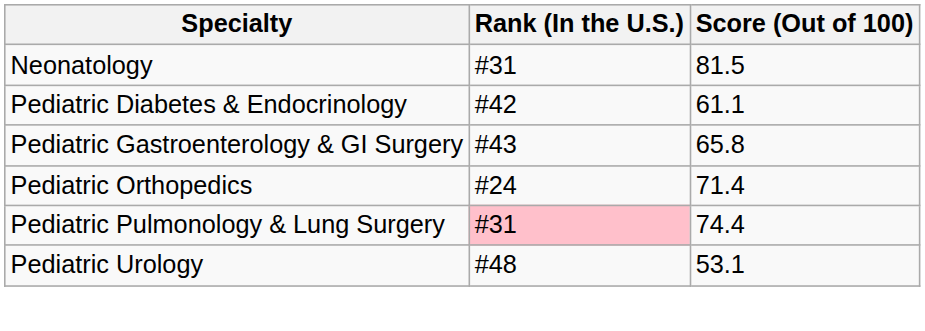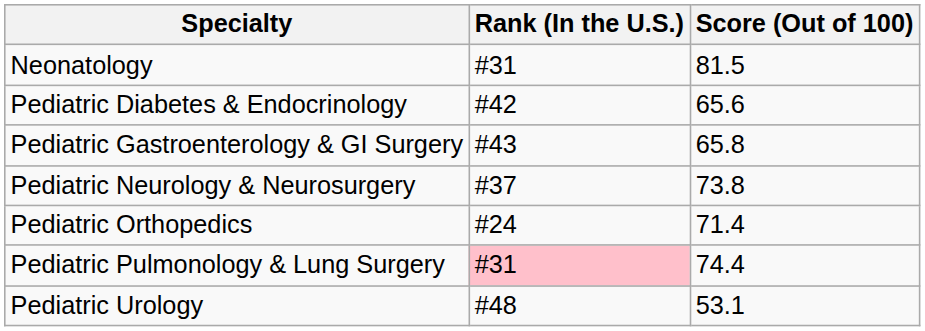(720, 104) 61.1 -> (720, 104) 65.6
+ row: (213, 184)
